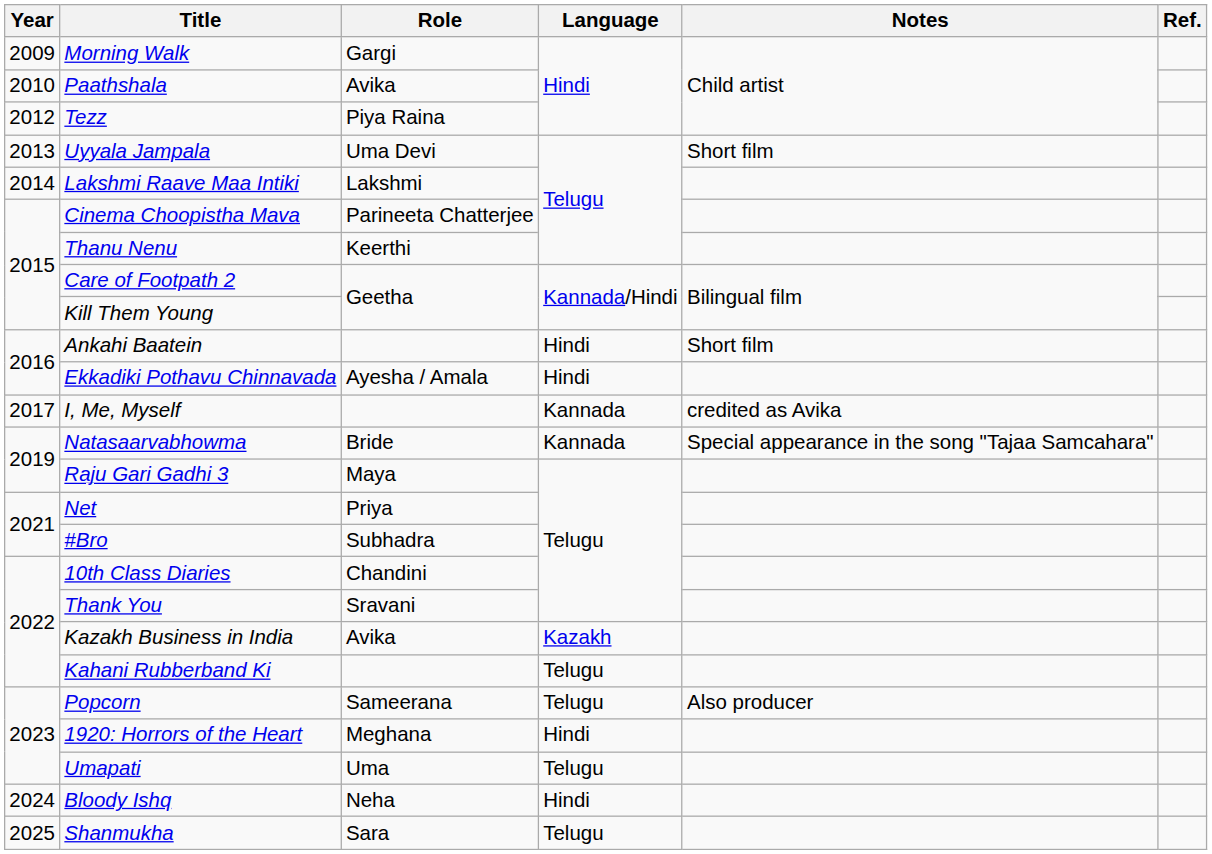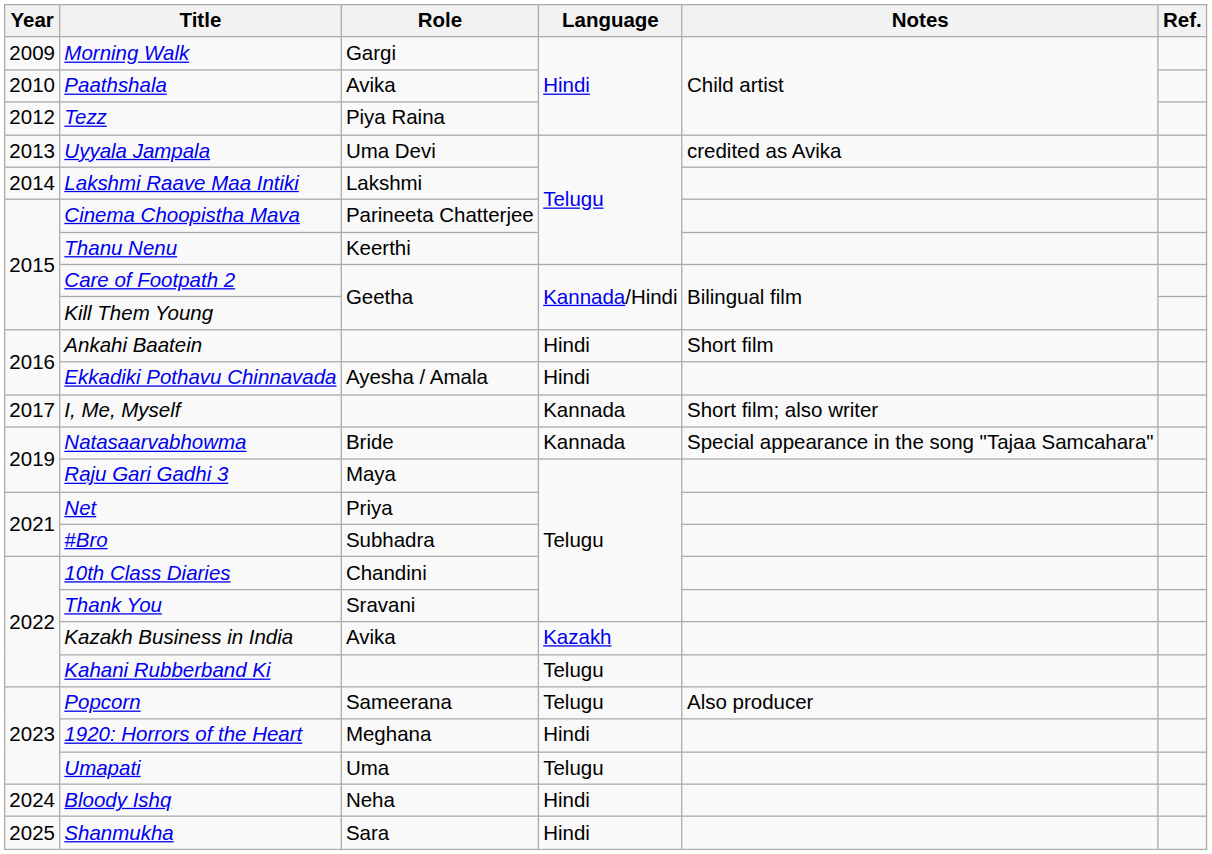(730, 150) Short film -> (764, 150) credited as Avika
(764, 410) credited as Avika -> (783, 410) Short film; also writer
(573, 832) Telugu -> (567, 832) Hindi
